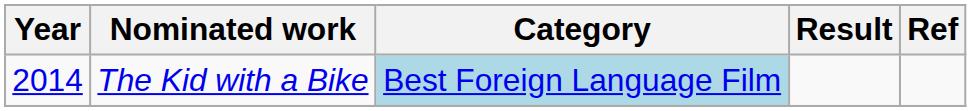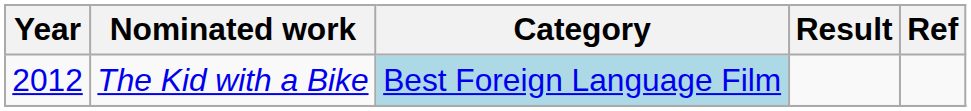(48, 79) 2014 -> (48, 79) 2012
